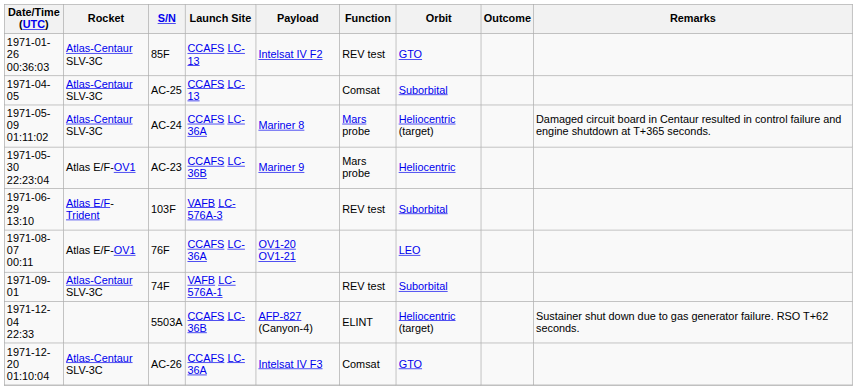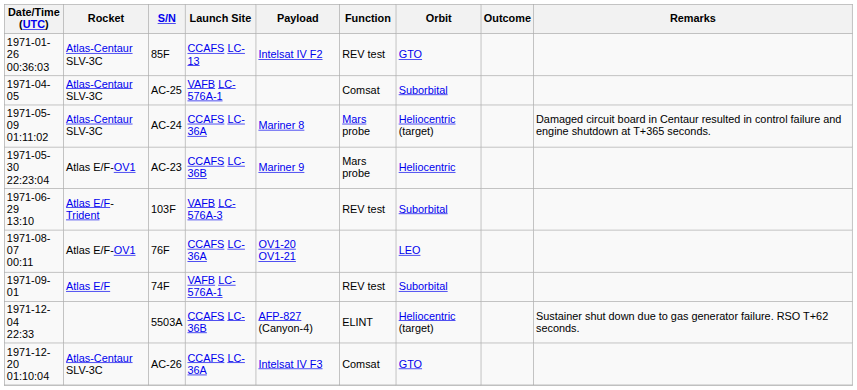(216, 90) CCAFS LC-13 -> (212, 90) VAFB LC-576A-1
(99, 286) Atlas-Centaur SLV-3C -> (88, 286) Atlas E/F
